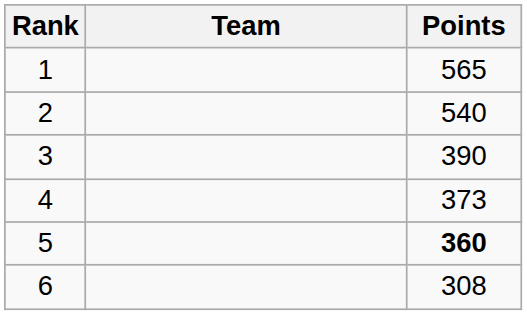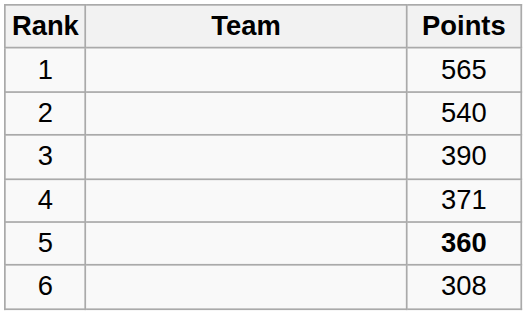(464, 199) 373 -> (464, 199) 371
